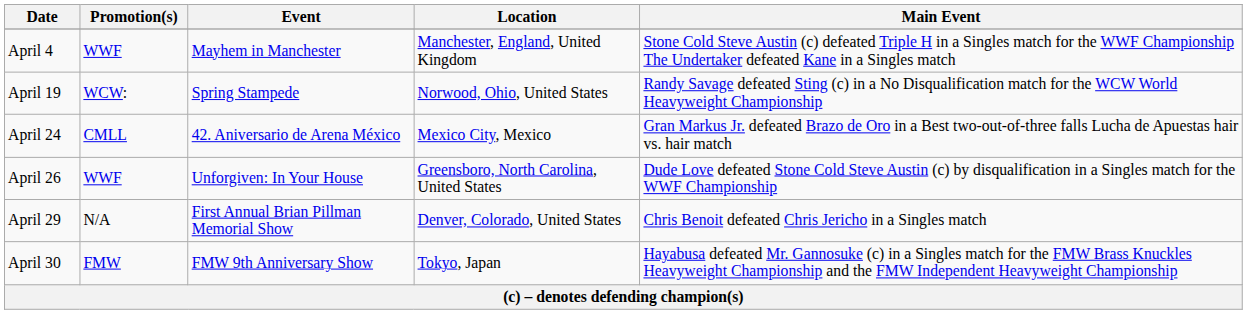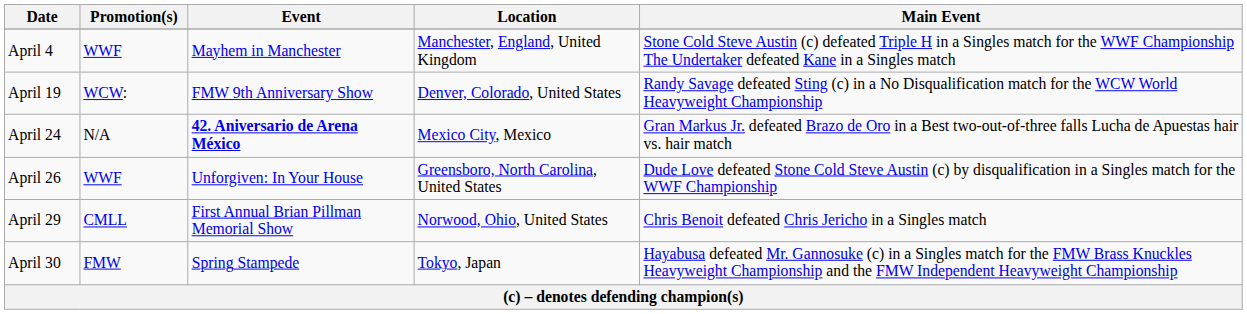(245, 93) Spring Stampede -> (282, 93) FMW 9th Anniversary Show
(513, 93) Norwood, Ohio, United States -> (519, 93) Denver, Colorado, United States
(105, 135) CMLL -> (97, 135) N/A
(296, 135) normal -> (275, 135) bold
(97, 220) N/A -> (105, 220) CMLL
(519, 220) Denver, Colorado, United States -> (513, 220) Norwood, Ohio, United States
(282, 263) FMW 9th Anniversary Show -> (245, 263) Spring Stampede
